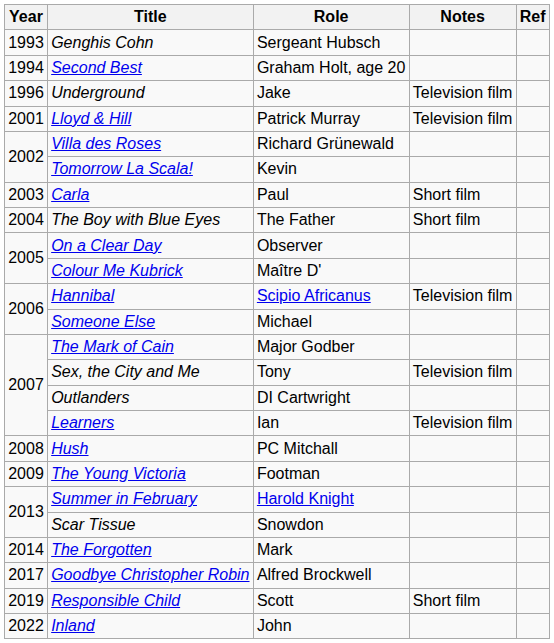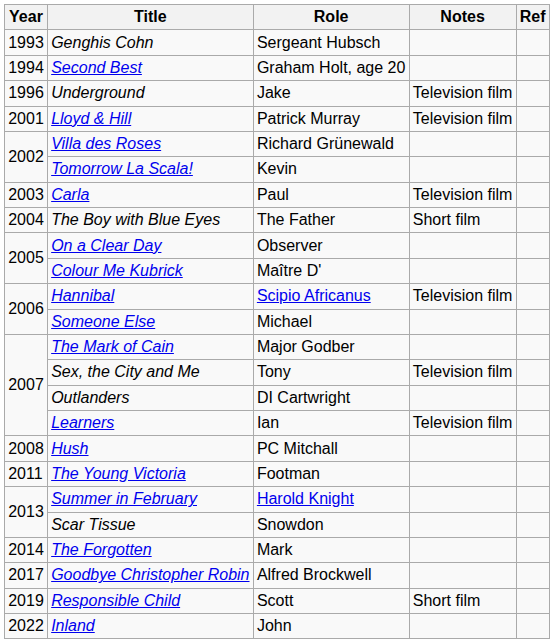(447, 194) Short film -> (463, 194) Television film
(26, 473) 2009 -> (25, 473) 2011
